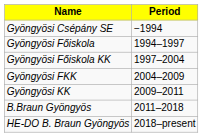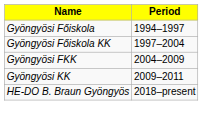- row: (60, 28)
- row: (49, 108)
